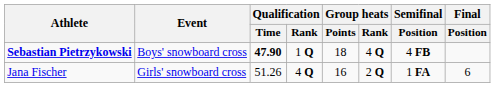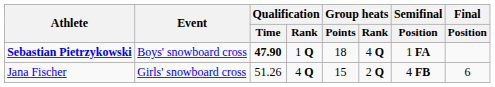(418, 53) 4 FB -> (418, 53) 1 FA
(340, 72) 16 -> (340, 72) 15
(418, 72) 1 FA -> (418, 72) 4 FB
